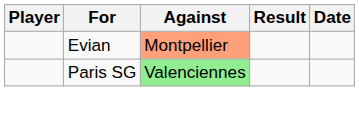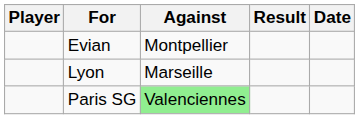(186, 45) lightsalmon background -> (186, 45) no background
+ row: (86, 72)
